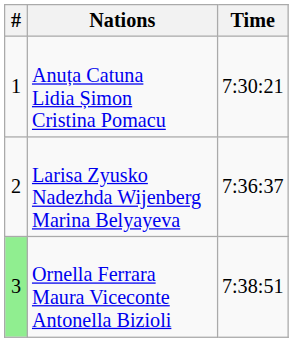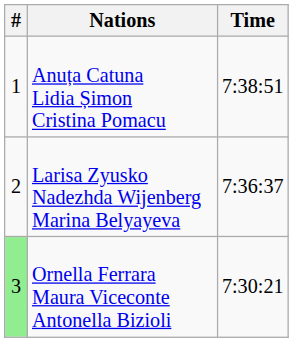(253, 86) 7:30:21 -> (253, 86) 7:38:51
(253, 286) 7:38:51 -> (253, 286) 7:30:21
